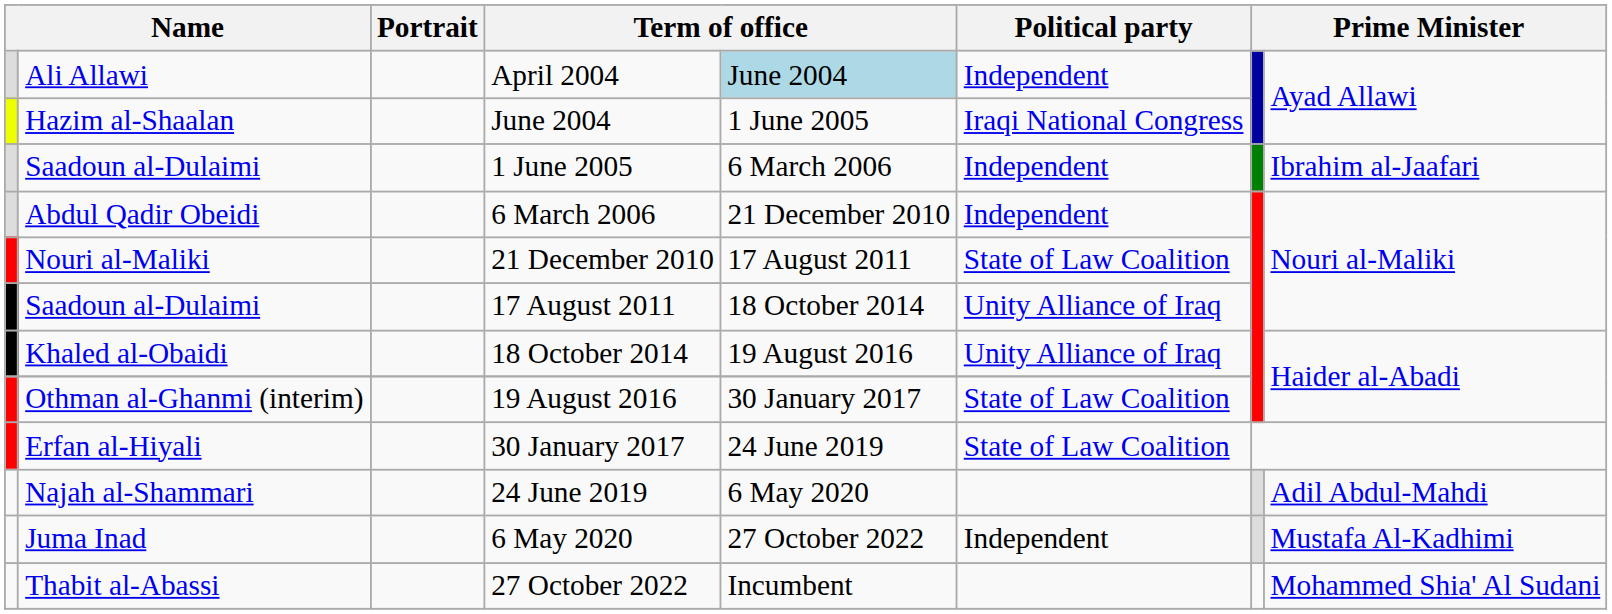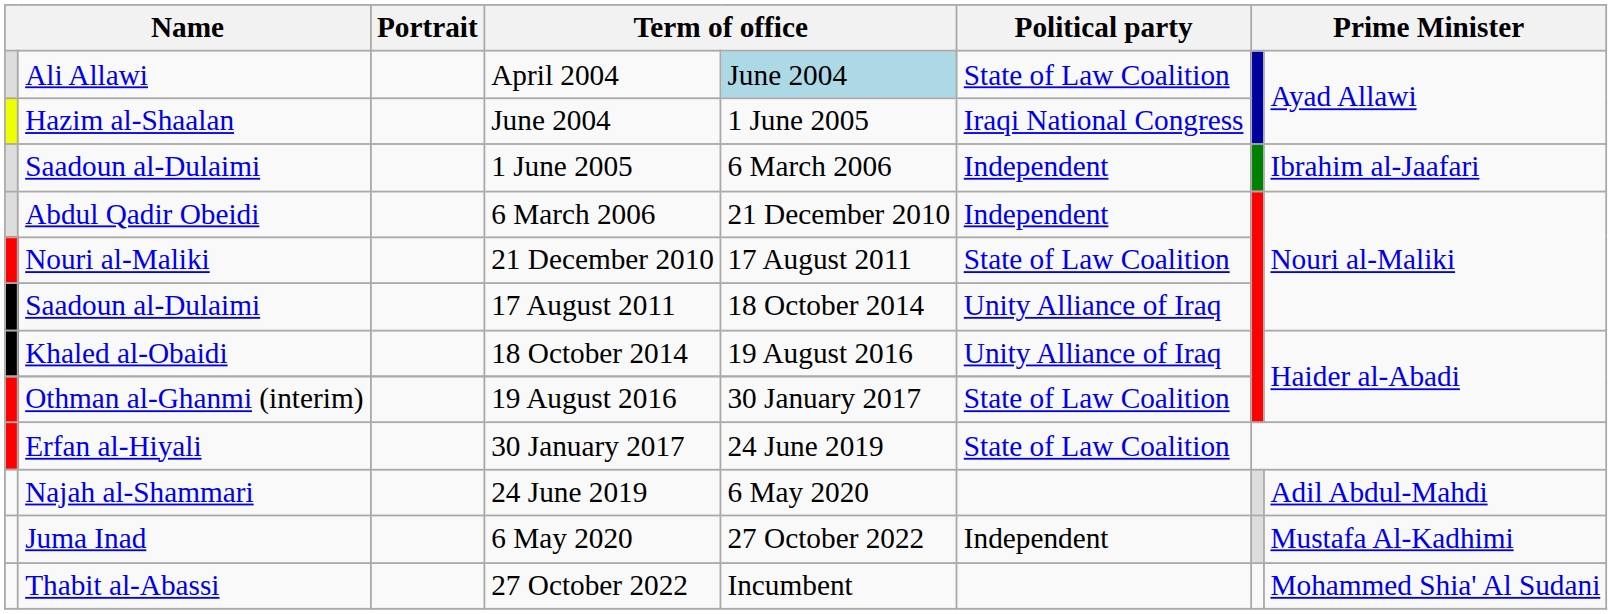(1036, 74) Independent -> (1097, 74) State of Law Coalition
